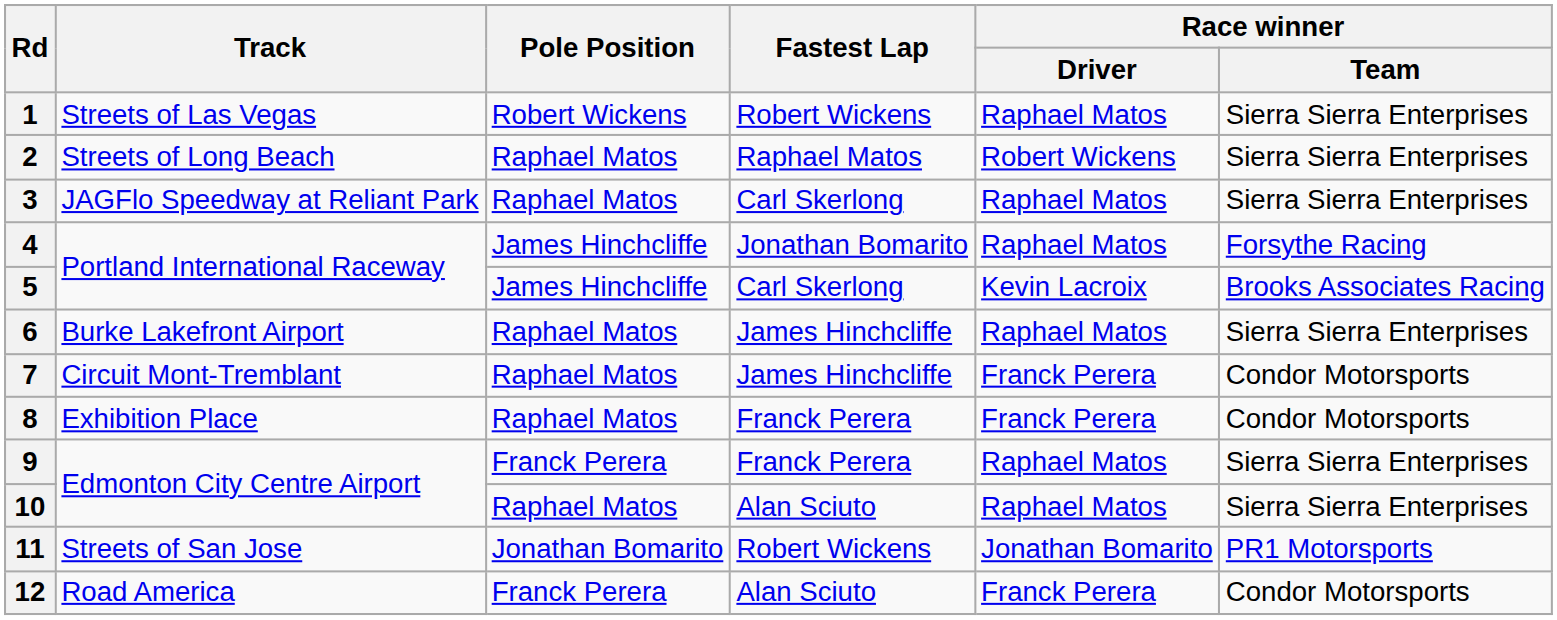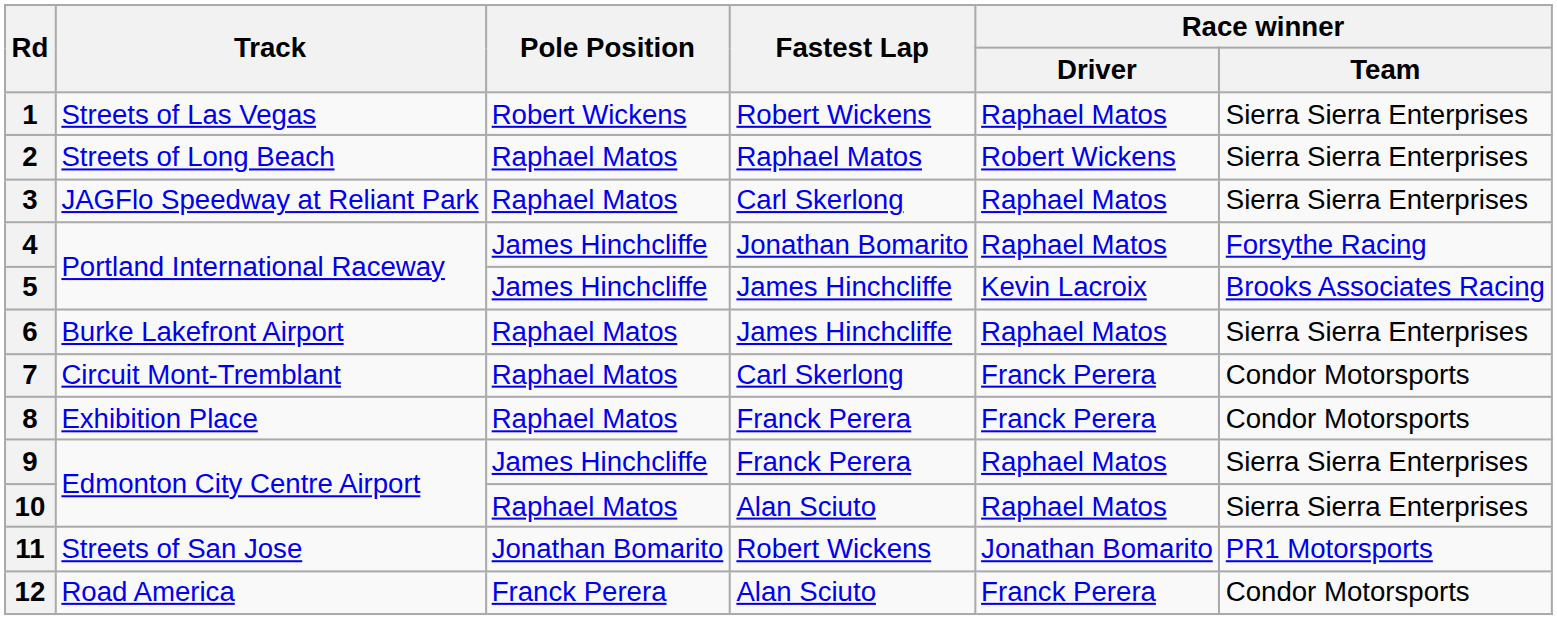(820, 287) Carl Skerlong -> (844, 287) James Hinchcliffe
(844, 375) James Hinchcliffe -> (820, 375) Carl Skerlong
(579, 462) Franck Perera -> (600, 462) James Hinchcliffe
